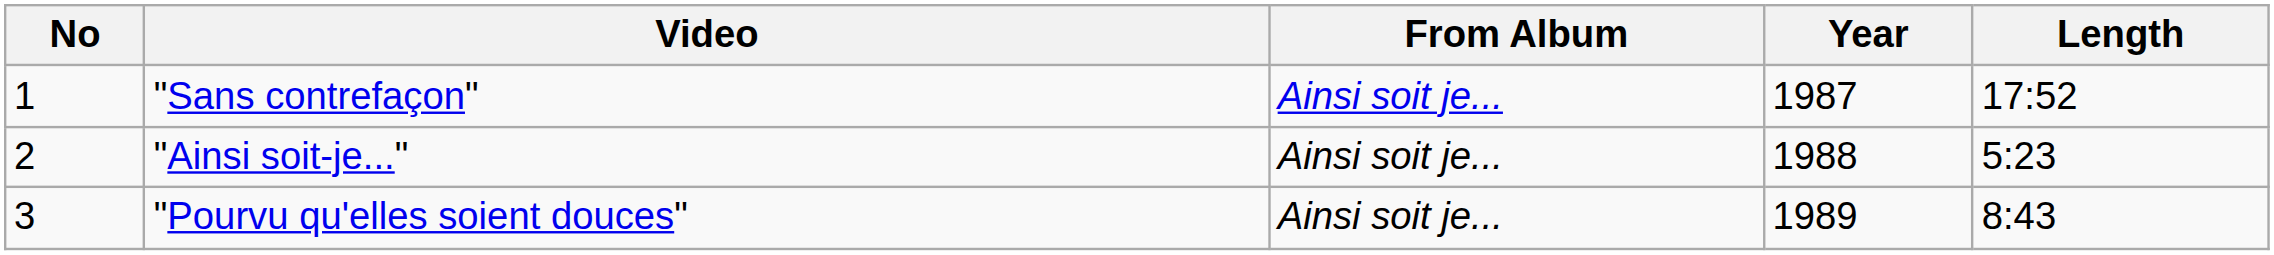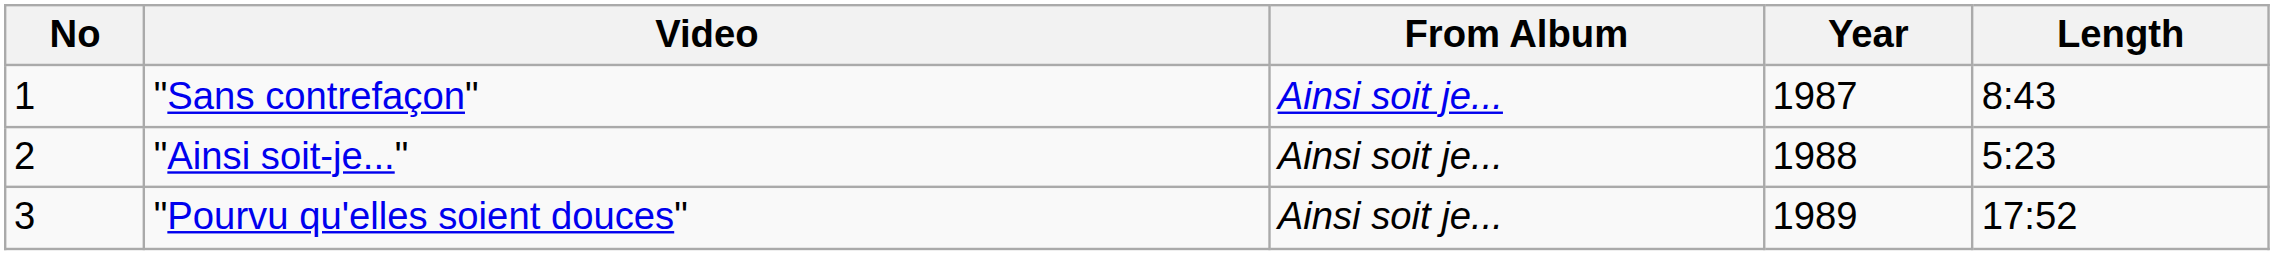(2030, 95) 17:52 -> (2019, 95) 8:43
(2019, 216) 8:43 -> (2030, 216) 17:52
